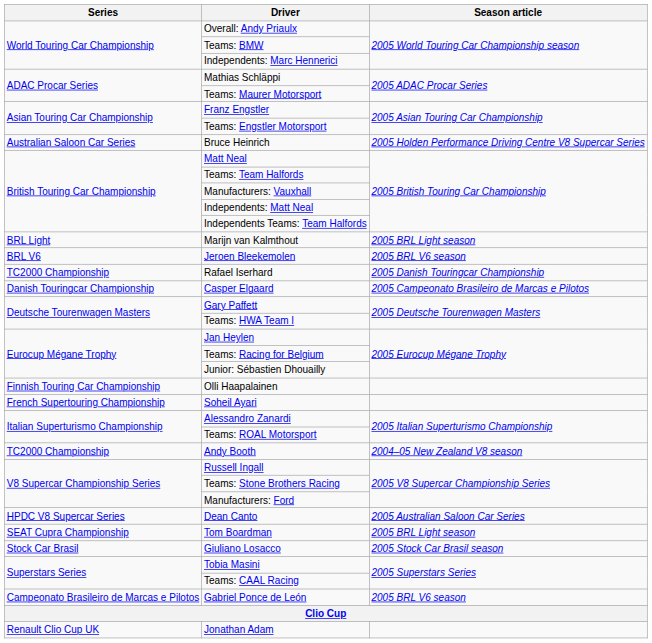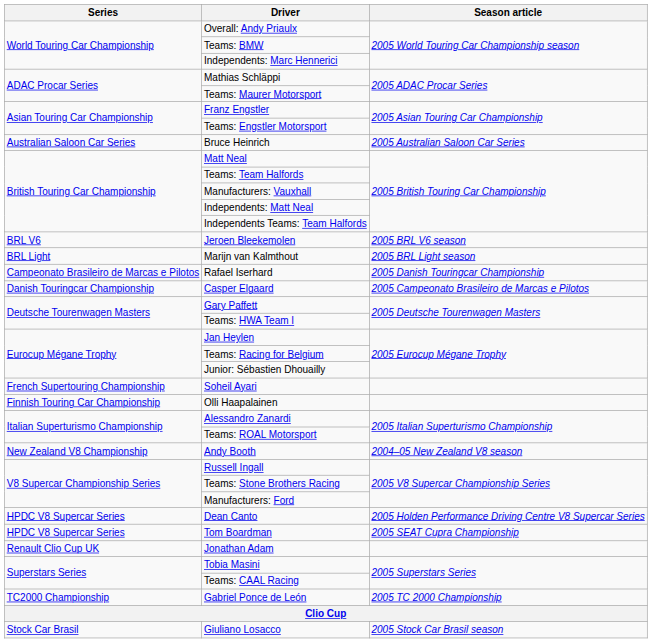(508, 142) 2005 Holden Performance Driving Centre V8 Supercar Series -> (448, 142) 2005 Australian Saloon Car Series
rows swapped: (250, 256) <-> (251, 240)
(58, 272) TC2000 Championship -> (103, 272) Campeonato Brasileiro de Marcas e Pilotos
rows swapped: (241, 386) <-> (230, 402)
(58, 451) TC2000 Championship -> (77, 451) New Zealand V8 Championship
(448, 516) 2005 Australian Saloon Car Series -> (508, 516) 2005 Holden Performance Driving Centre V8 Supercar Series
(68, 532) SEAT Cupra Championship -> (66, 532) HPDC V8 Supercar Series
(423, 532) 2005 BRL Light season -> (445, 532) 2005 SEAT Cupra Championship
rows swapped: (242, 548) <-> (239, 630)
(103, 597) Campeonato Brasileiro de Marcas e Pilotos -> (58, 597) TC2000 Championship
(419, 597) 2005 BRL V6 season -> (437, 597) 2005 TC 2000 Championship
